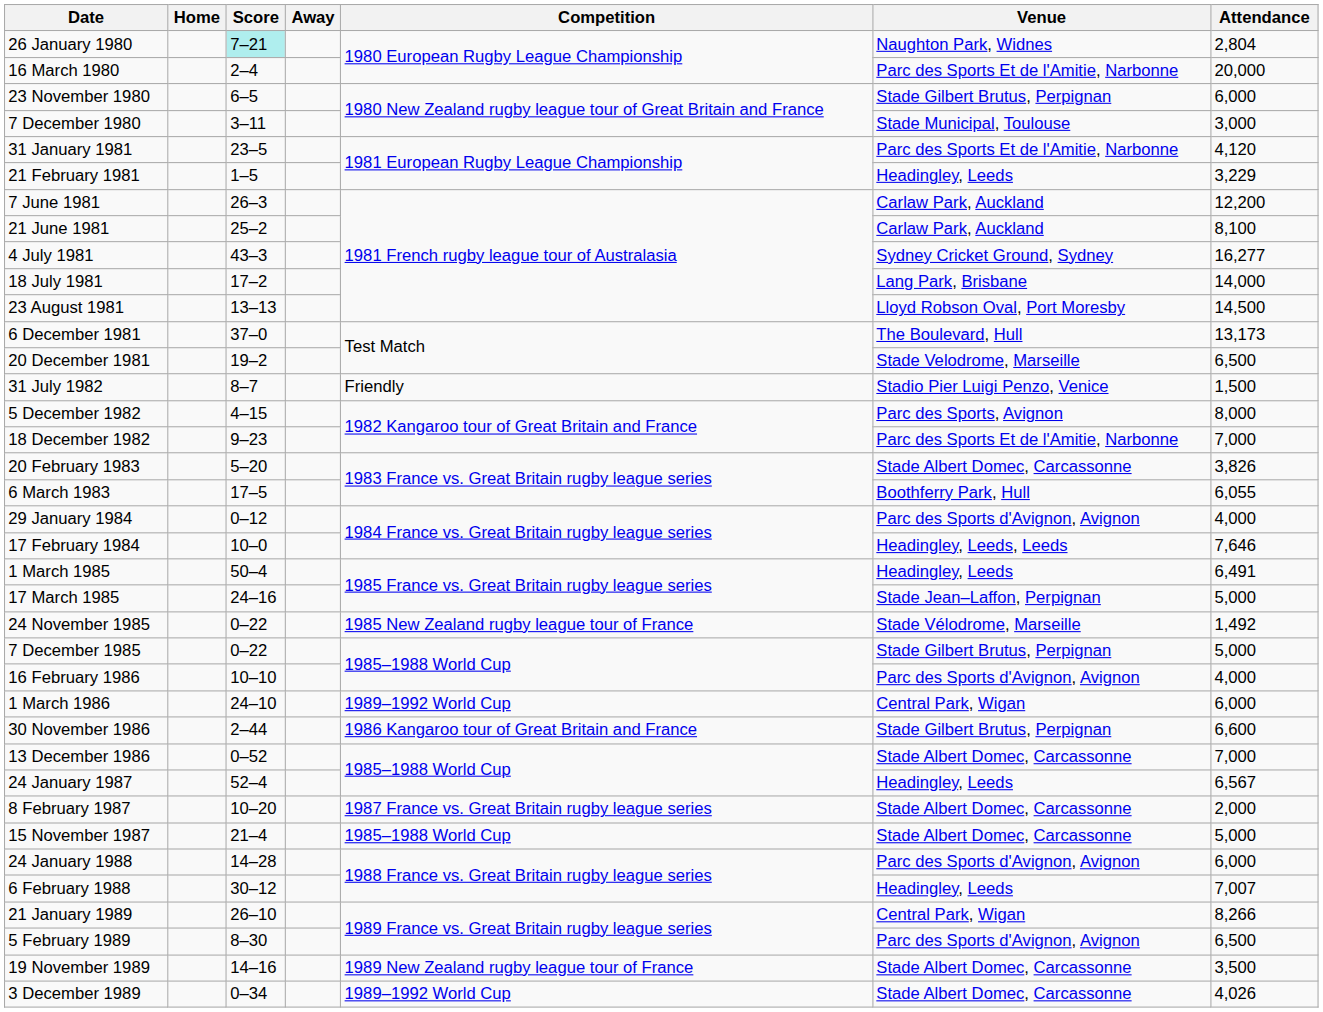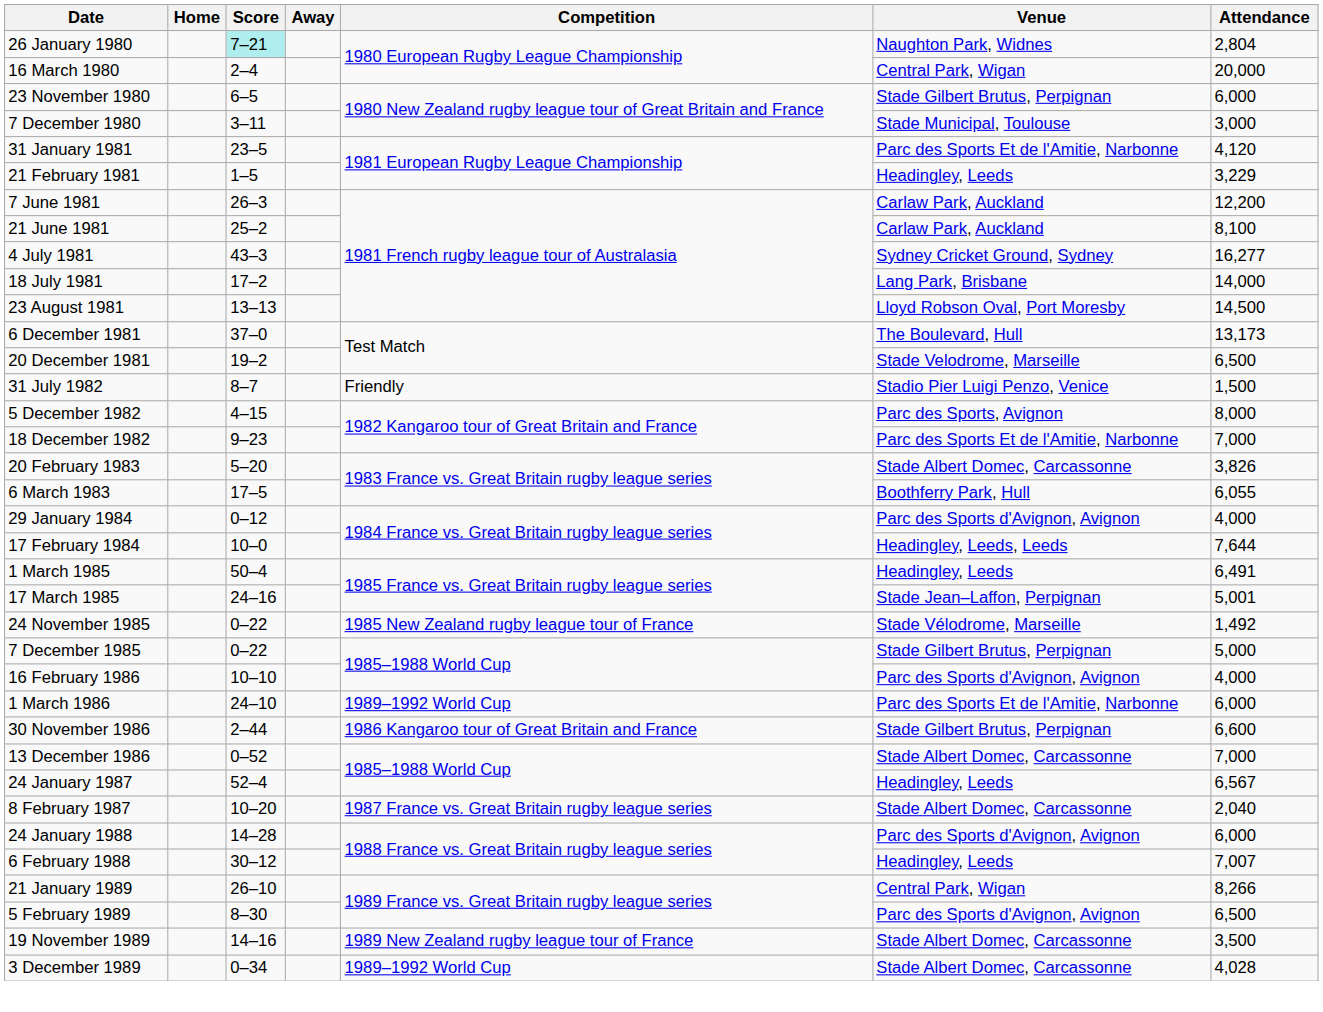(1027, 70) Parc des Sports Et de l'Amitie, Narbonne -> (951, 70) Central Park, Wigan
(1235, 545) 7,646 -> (1235, 545) 7,644
(1235, 598) 5,000 -> (1235, 598) 5,001
(951, 703) Central Park, Wigan -> (1027, 703) Parc des Sports Et de l'Amitie, Narbonne
(1235, 809) 2,000 -> (1235, 809) 2,040
- row: (79, 835)
(1235, 994) 4,026 -> (1235, 967) 4,028
